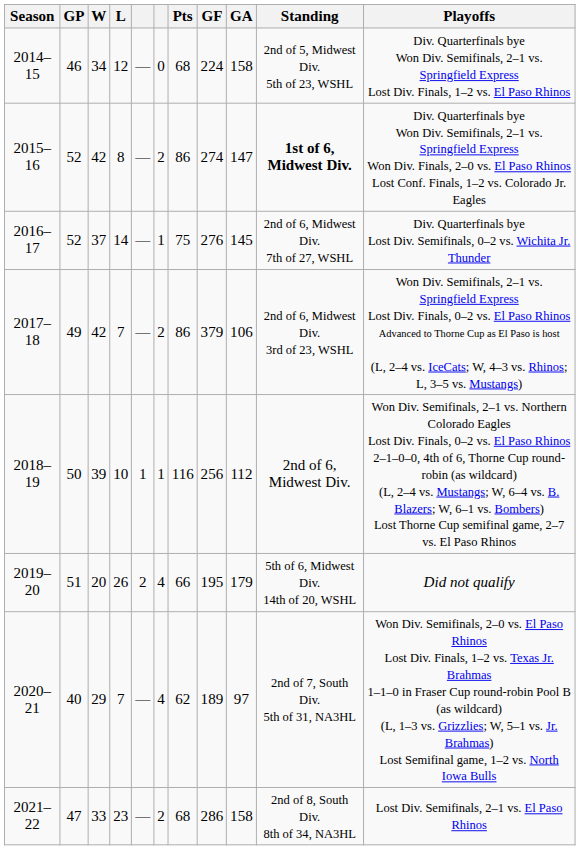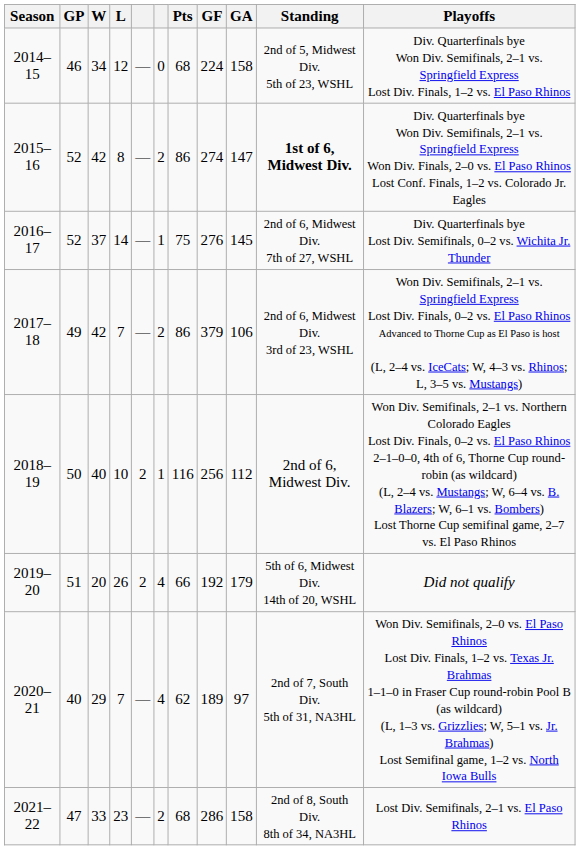(99, 474) 39 -> (99, 474) 40
(143, 474) 1 -> (143, 474) 2
(212, 582) 195 -> (212, 582) 192
